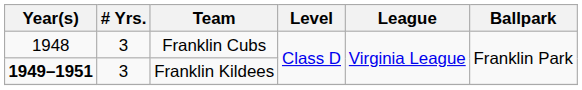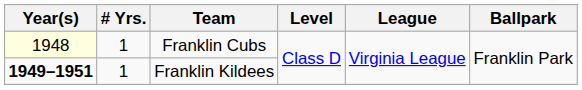(51, 45) no background -> (51, 45) lightyellow background
(124, 45) 3 -> (124, 45) 1
(124, 72) 3 -> (124, 72) 1
